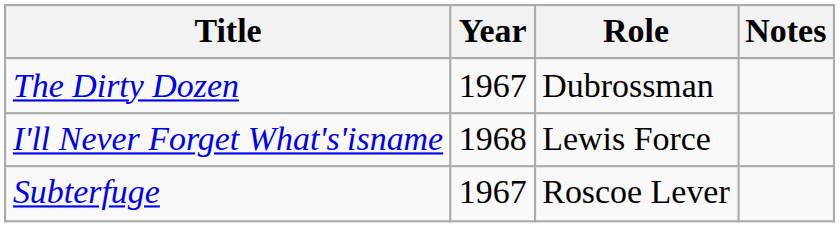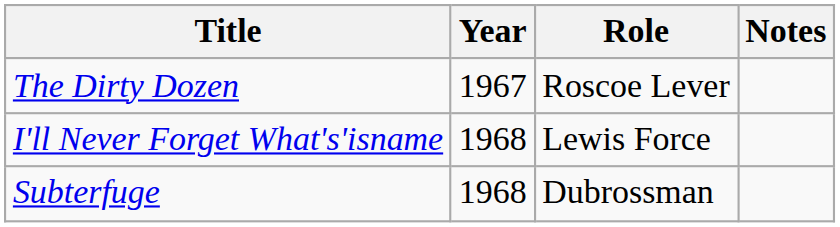(628, 85) Dubrossman -> (636, 85) Roscoe Lever
(493, 192) 1967 -> (493, 192) 1968
(636, 192) Roscoe Lever -> (628, 192) Dubrossman
